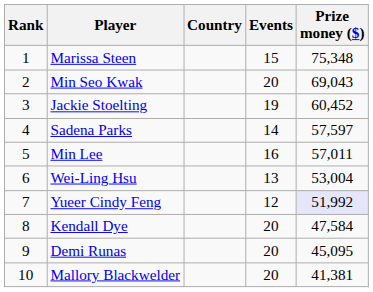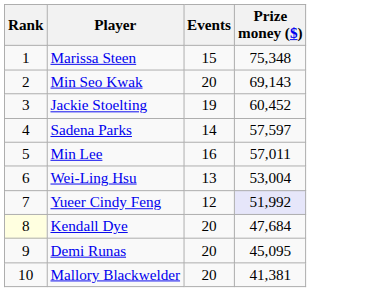- column: (215, 25)
(332, 81) 69,043 -> (270, 81) 69,143
(26, 226) no background -> (26, 226) lightyellow background
(332, 226) 47,584 -> (270, 226) 47,684
